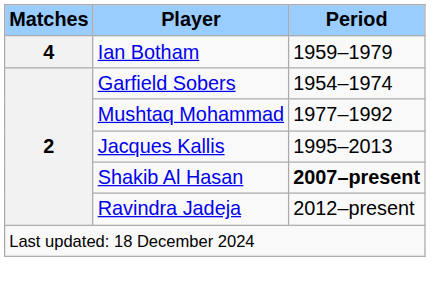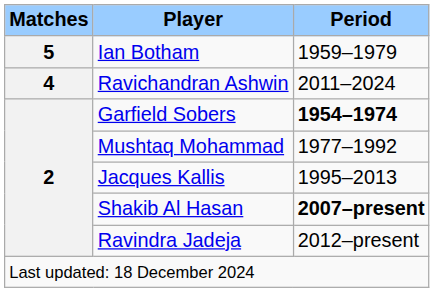(49, 51) 4 -> (49, 51) 5
+ row: (193, 83)
(343, 83) normal -> (347, 114) bold
